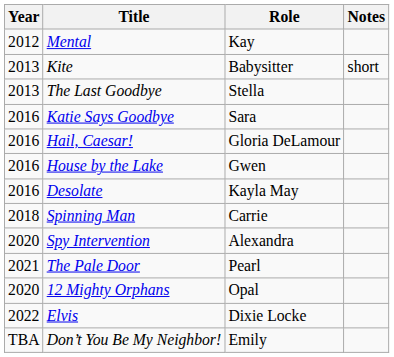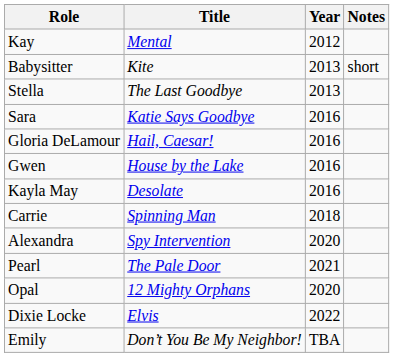columns swapped: (24, 16) <-> (284, 16)
